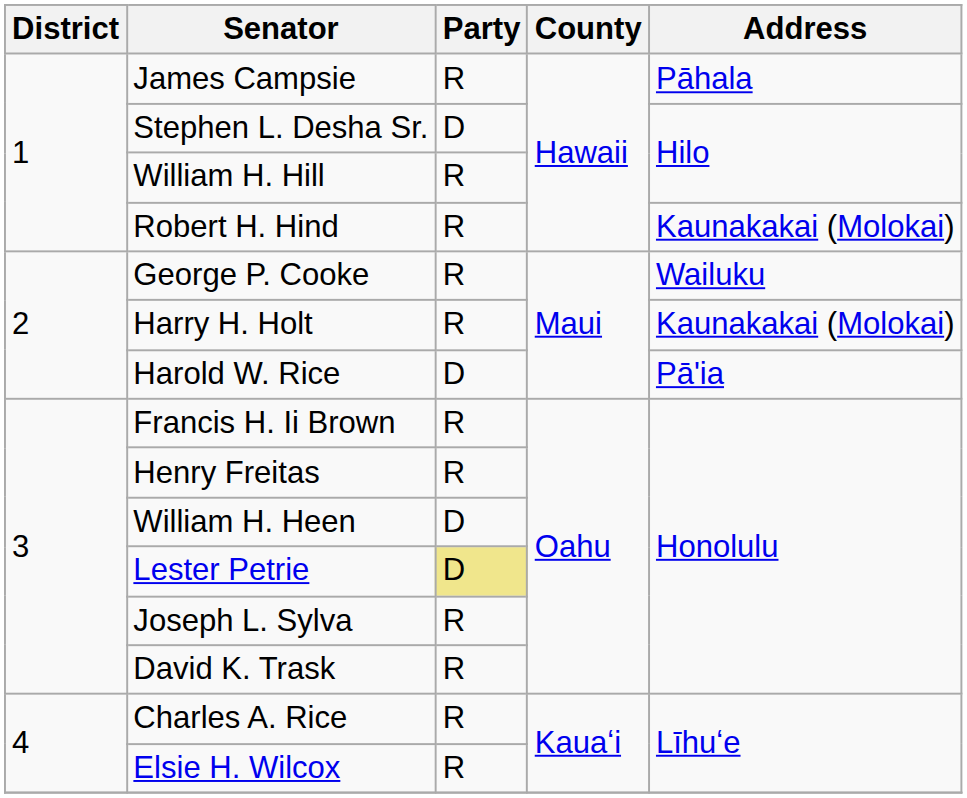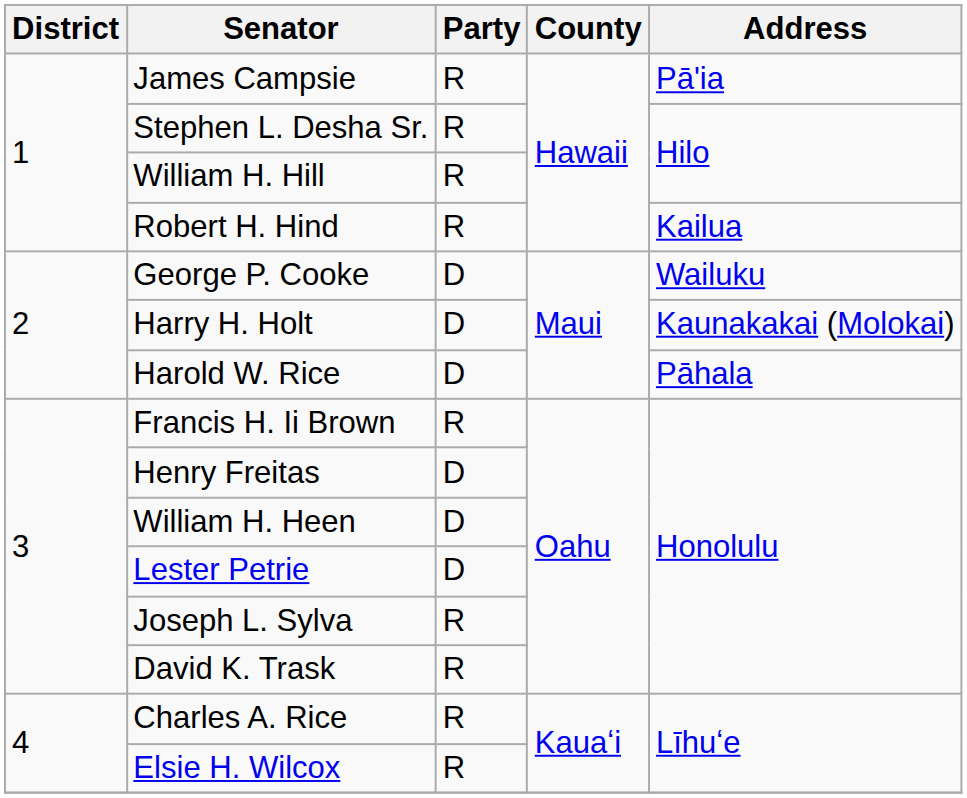(704, 78) Pāhala -> (690, 78) Pā'ia
(454, 127) D -> (454, 127) R
(805, 226) Kaunakakai (Molokai) -> (699, 226) Kailua
(454, 275) R -> (454, 275) D
(454, 324) R -> (454, 324) D
(690, 373) Pā'ia -> (704, 373) Pāhala
(454, 472) R -> (454, 472) D
(454, 570) khaki background -> (454, 570) no background
